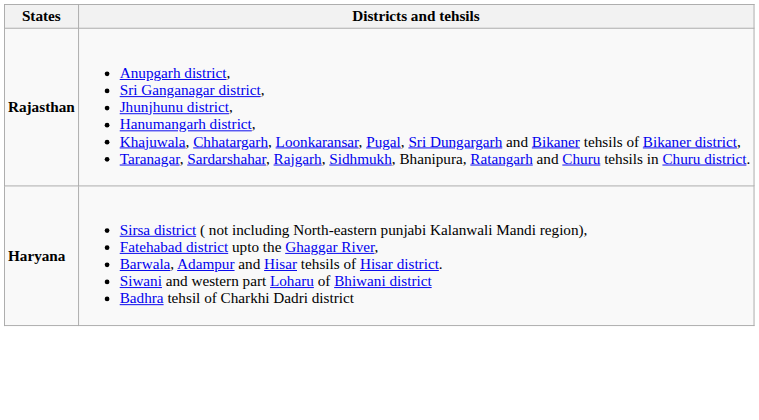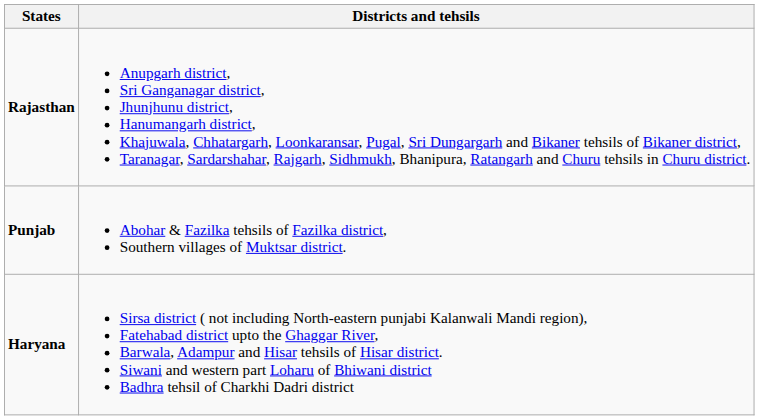+ row: (32, 230)
